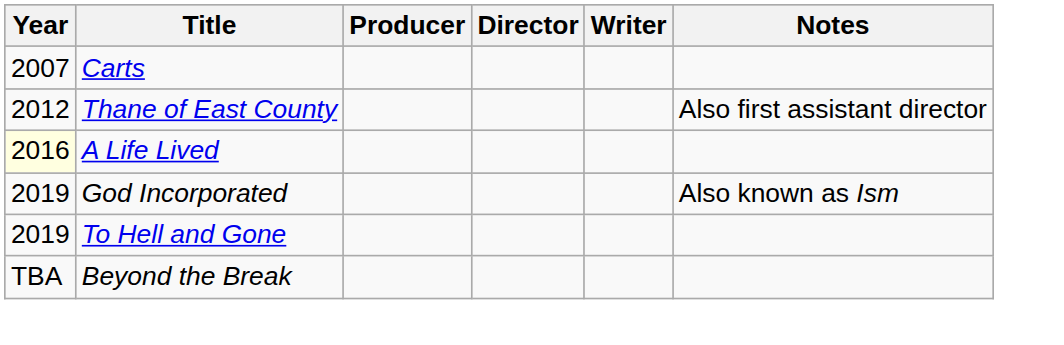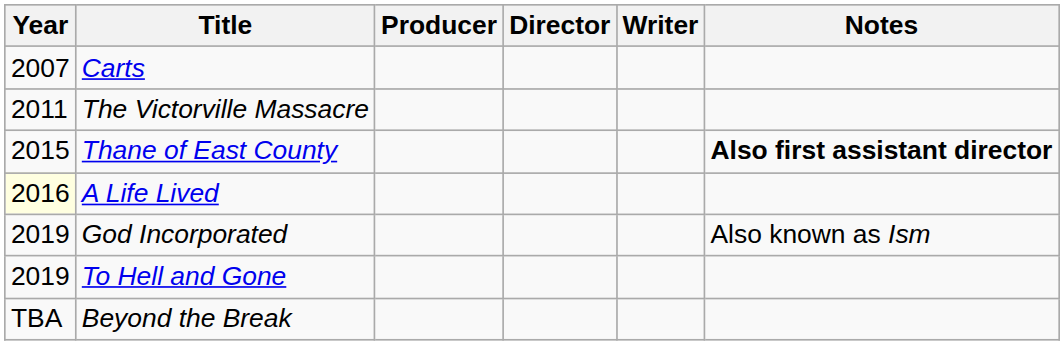+ row: (225, 109)
(40, 109) 2012 -> (40, 151) 2015
(833, 109) normal -> (881, 151) bold
